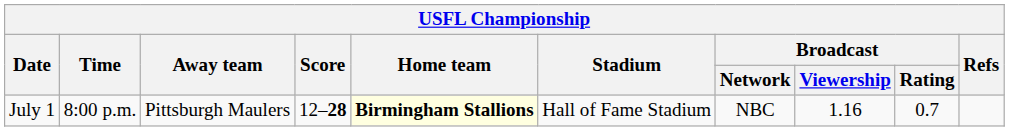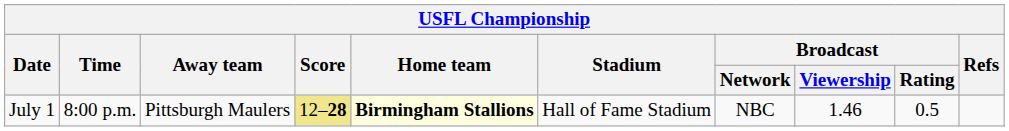(323, 110) no background -> (323, 110) khaki background
(845, 110) 1.16 -> (845, 110) 1.46
(927, 110) 0.7 -> (927, 110) 0.5
